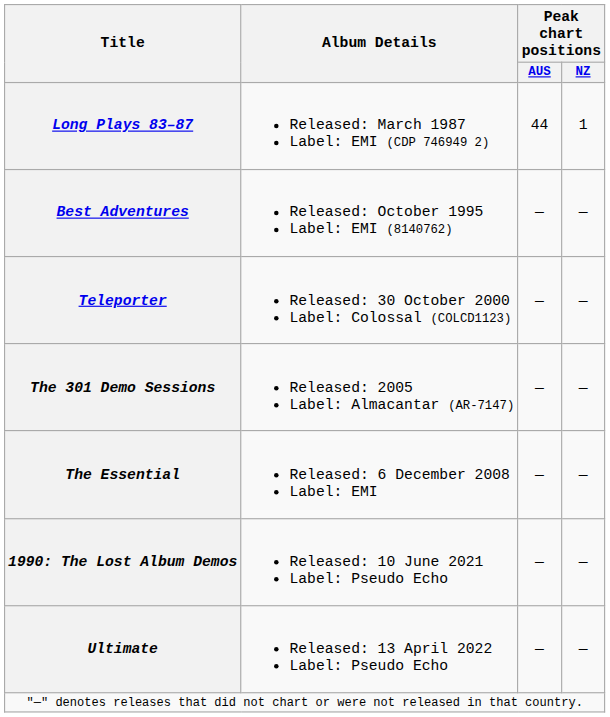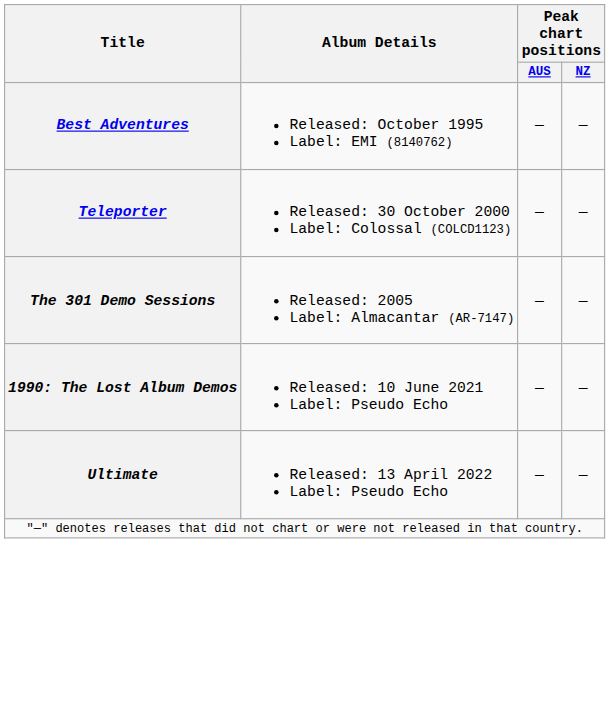- row: (123, 126)
- row: (123, 475)
